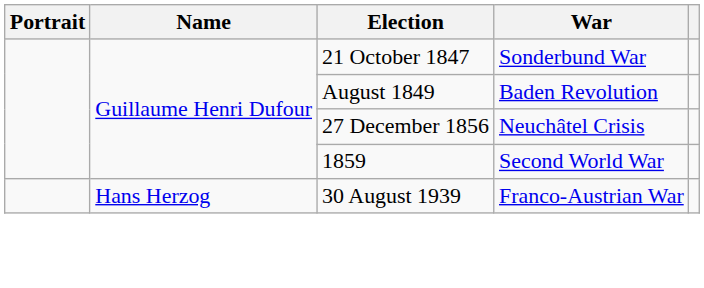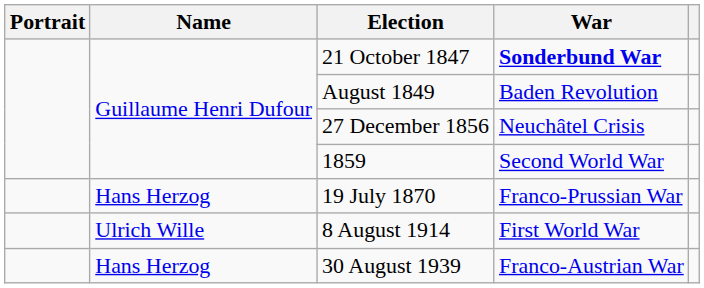(572, 56) normal -> (580, 56) bold
+ row: (379, 195)
+ row: (386, 230)
